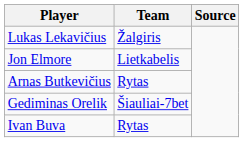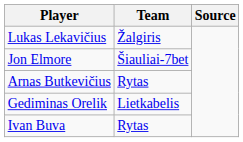(148, 59) Lietkabelis -> (153, 59) Šiauliai-7bet
(153, 103) Šiauliai-7bet -> (148, 103) Lietkabelis
